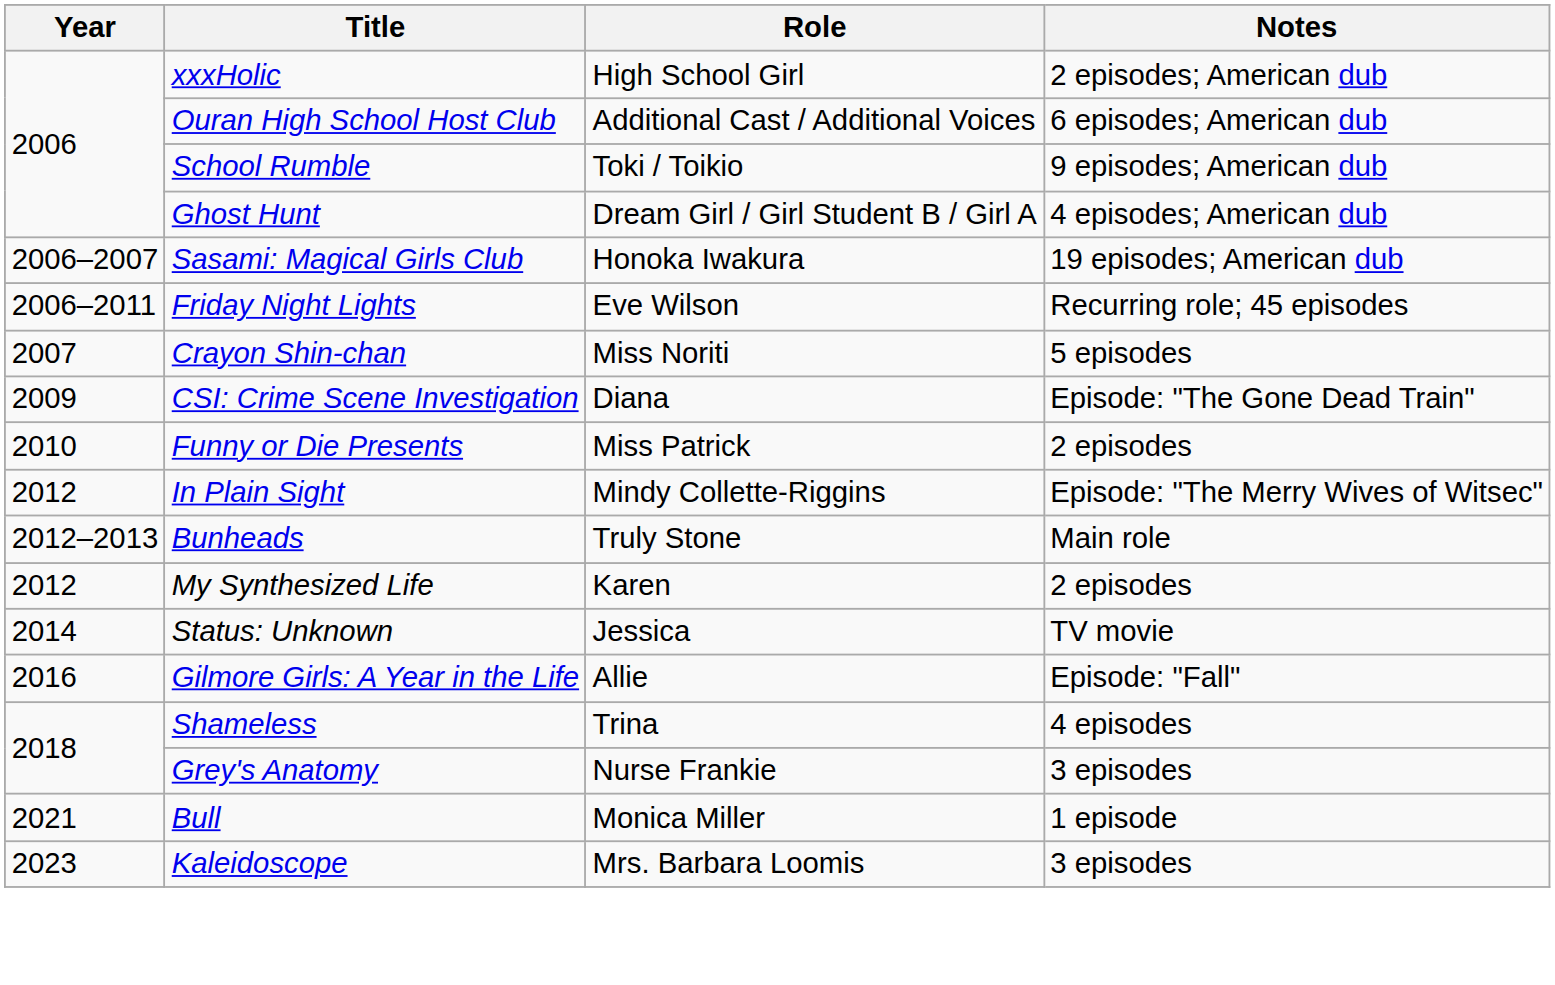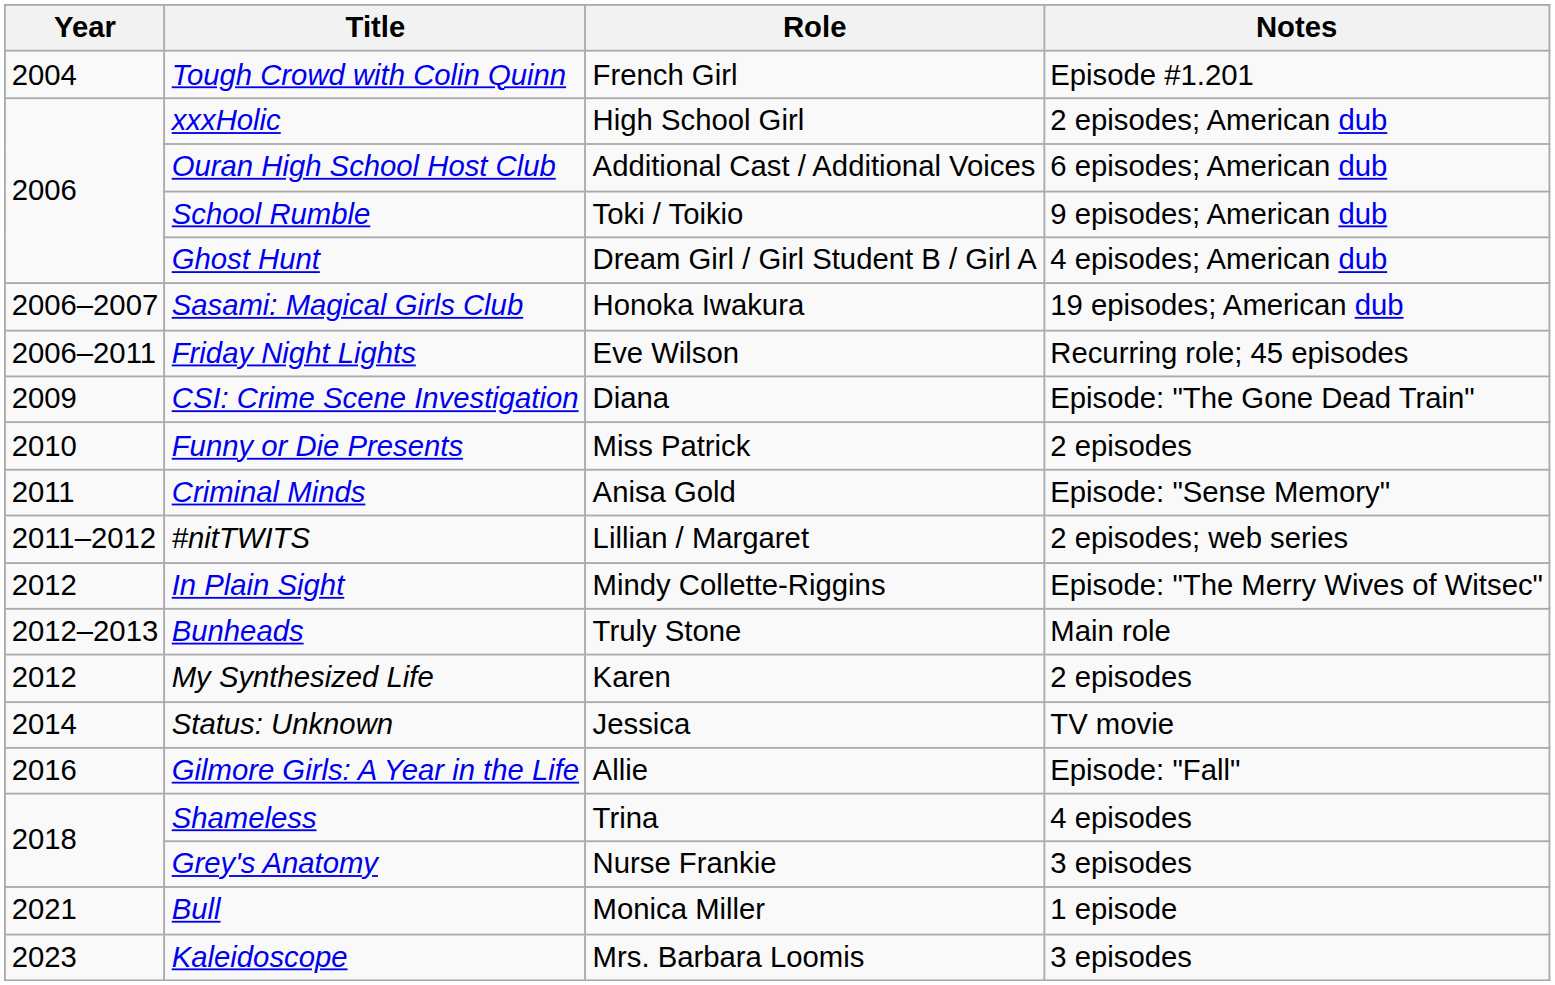+ row: (369, 74)
- row: (289, 352)
+ row: (269, 492)
+ row: (241, 538)
